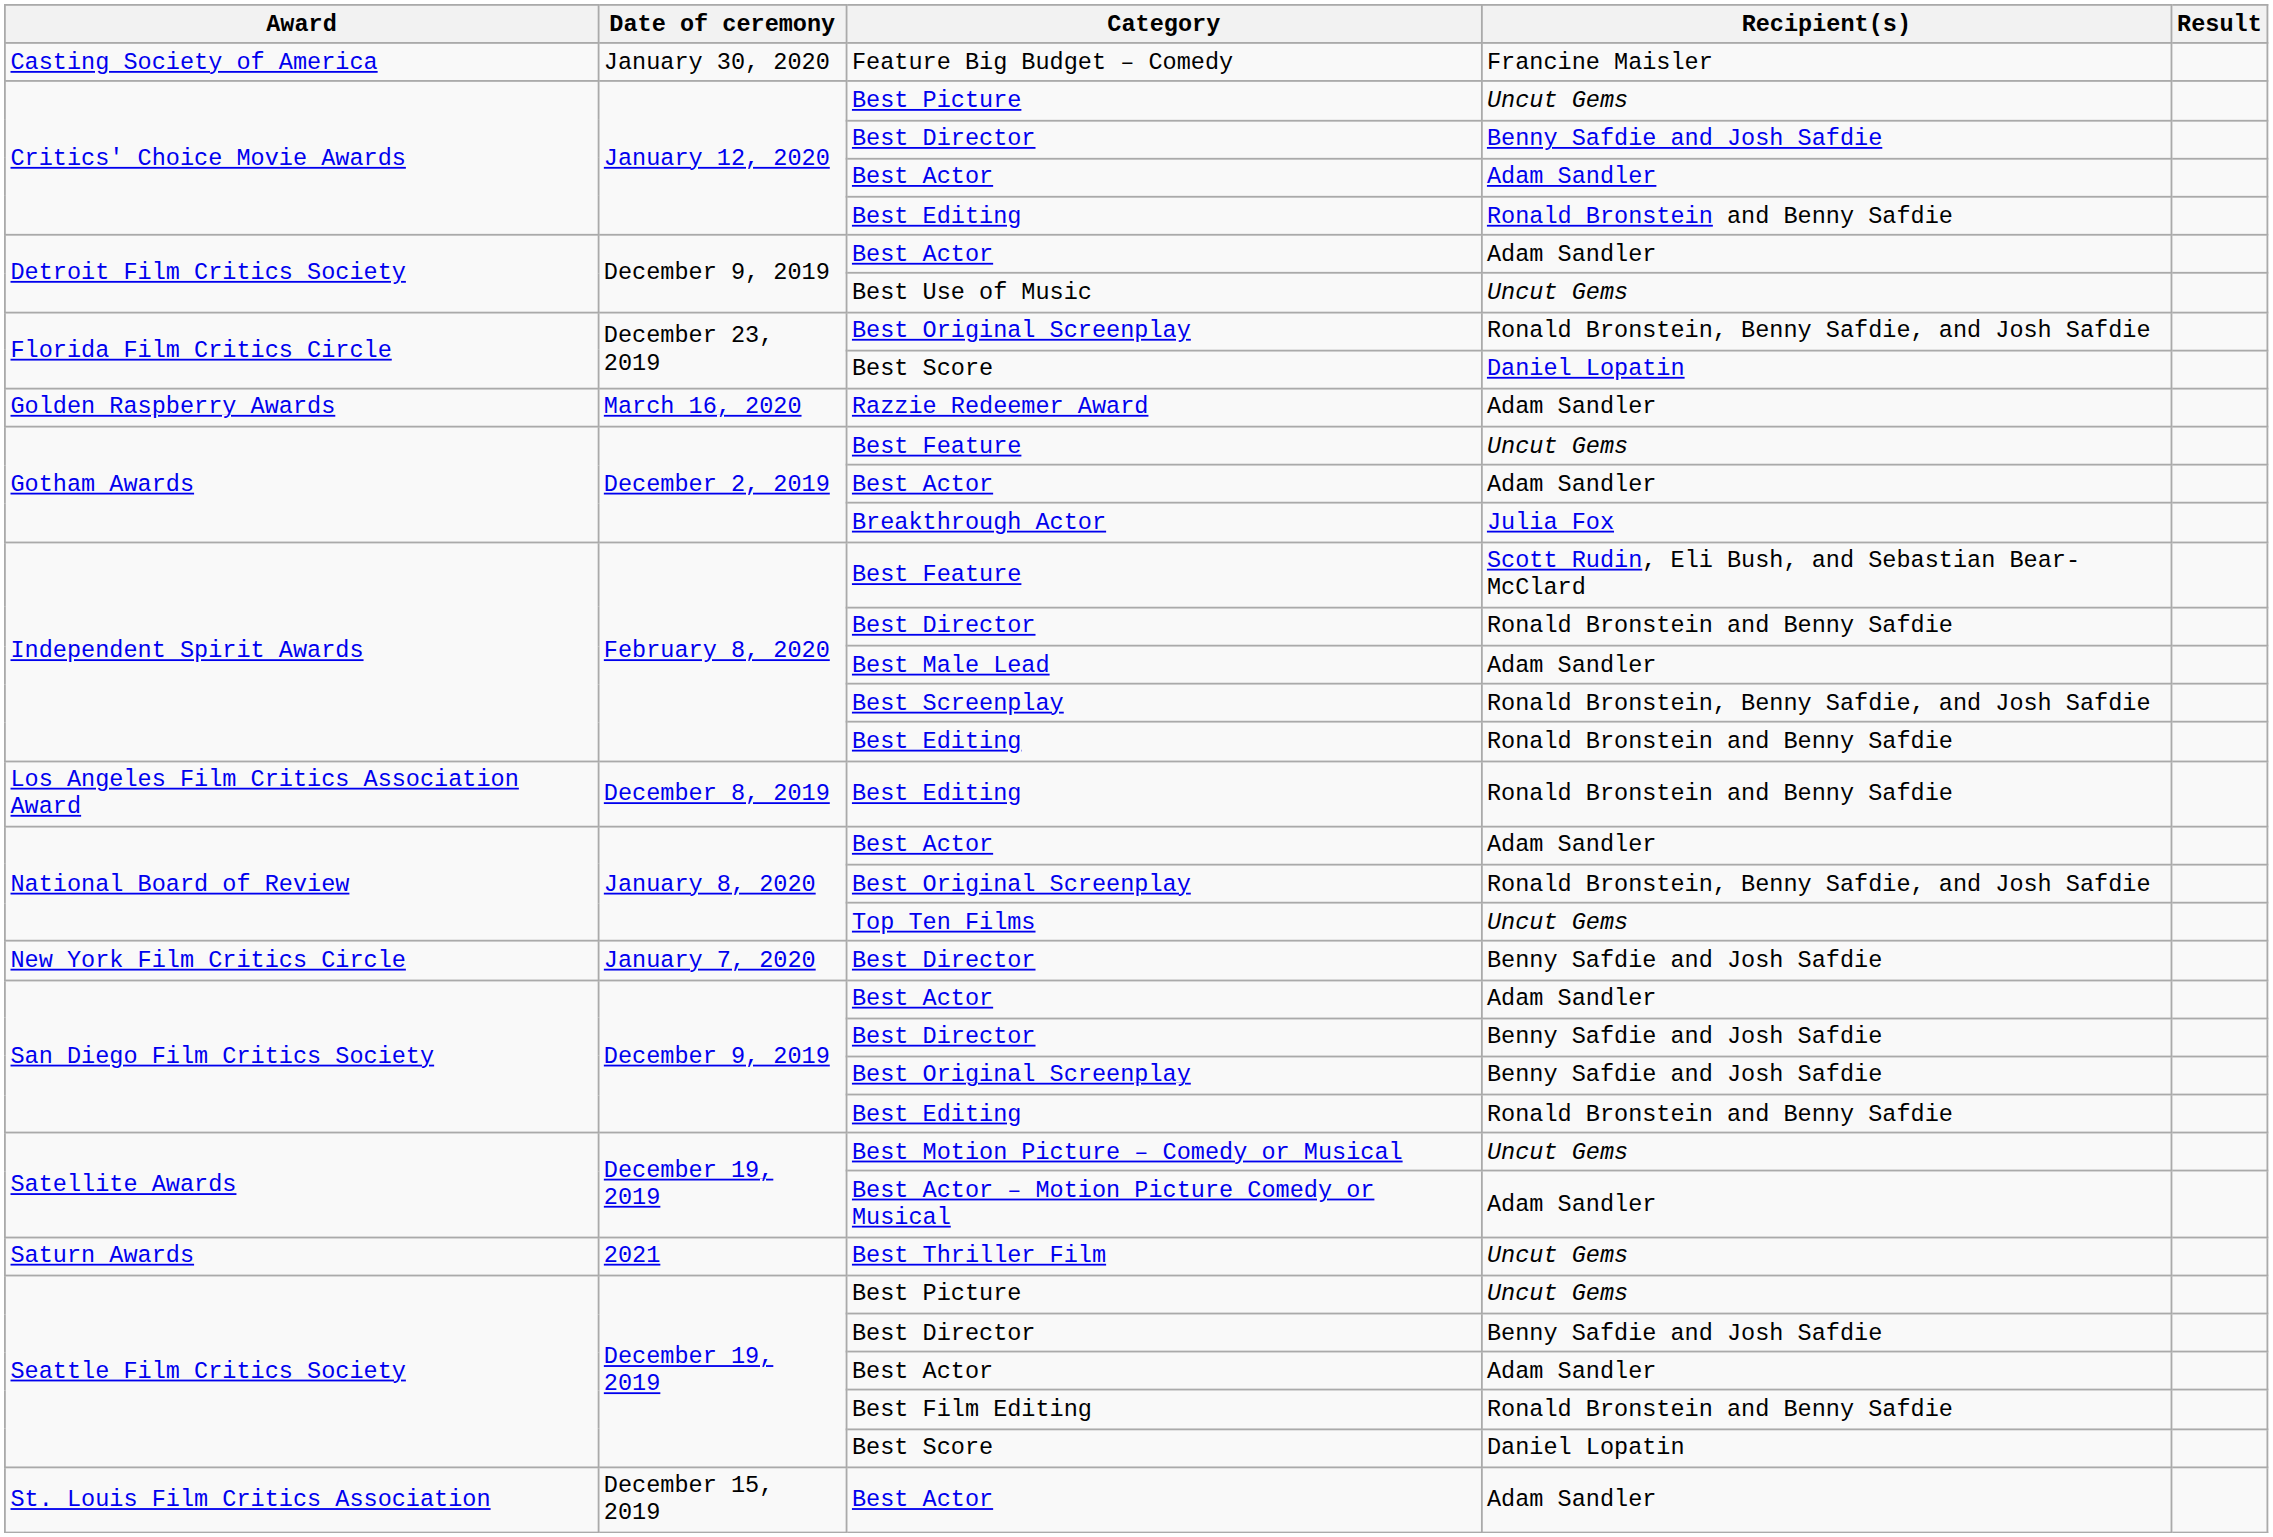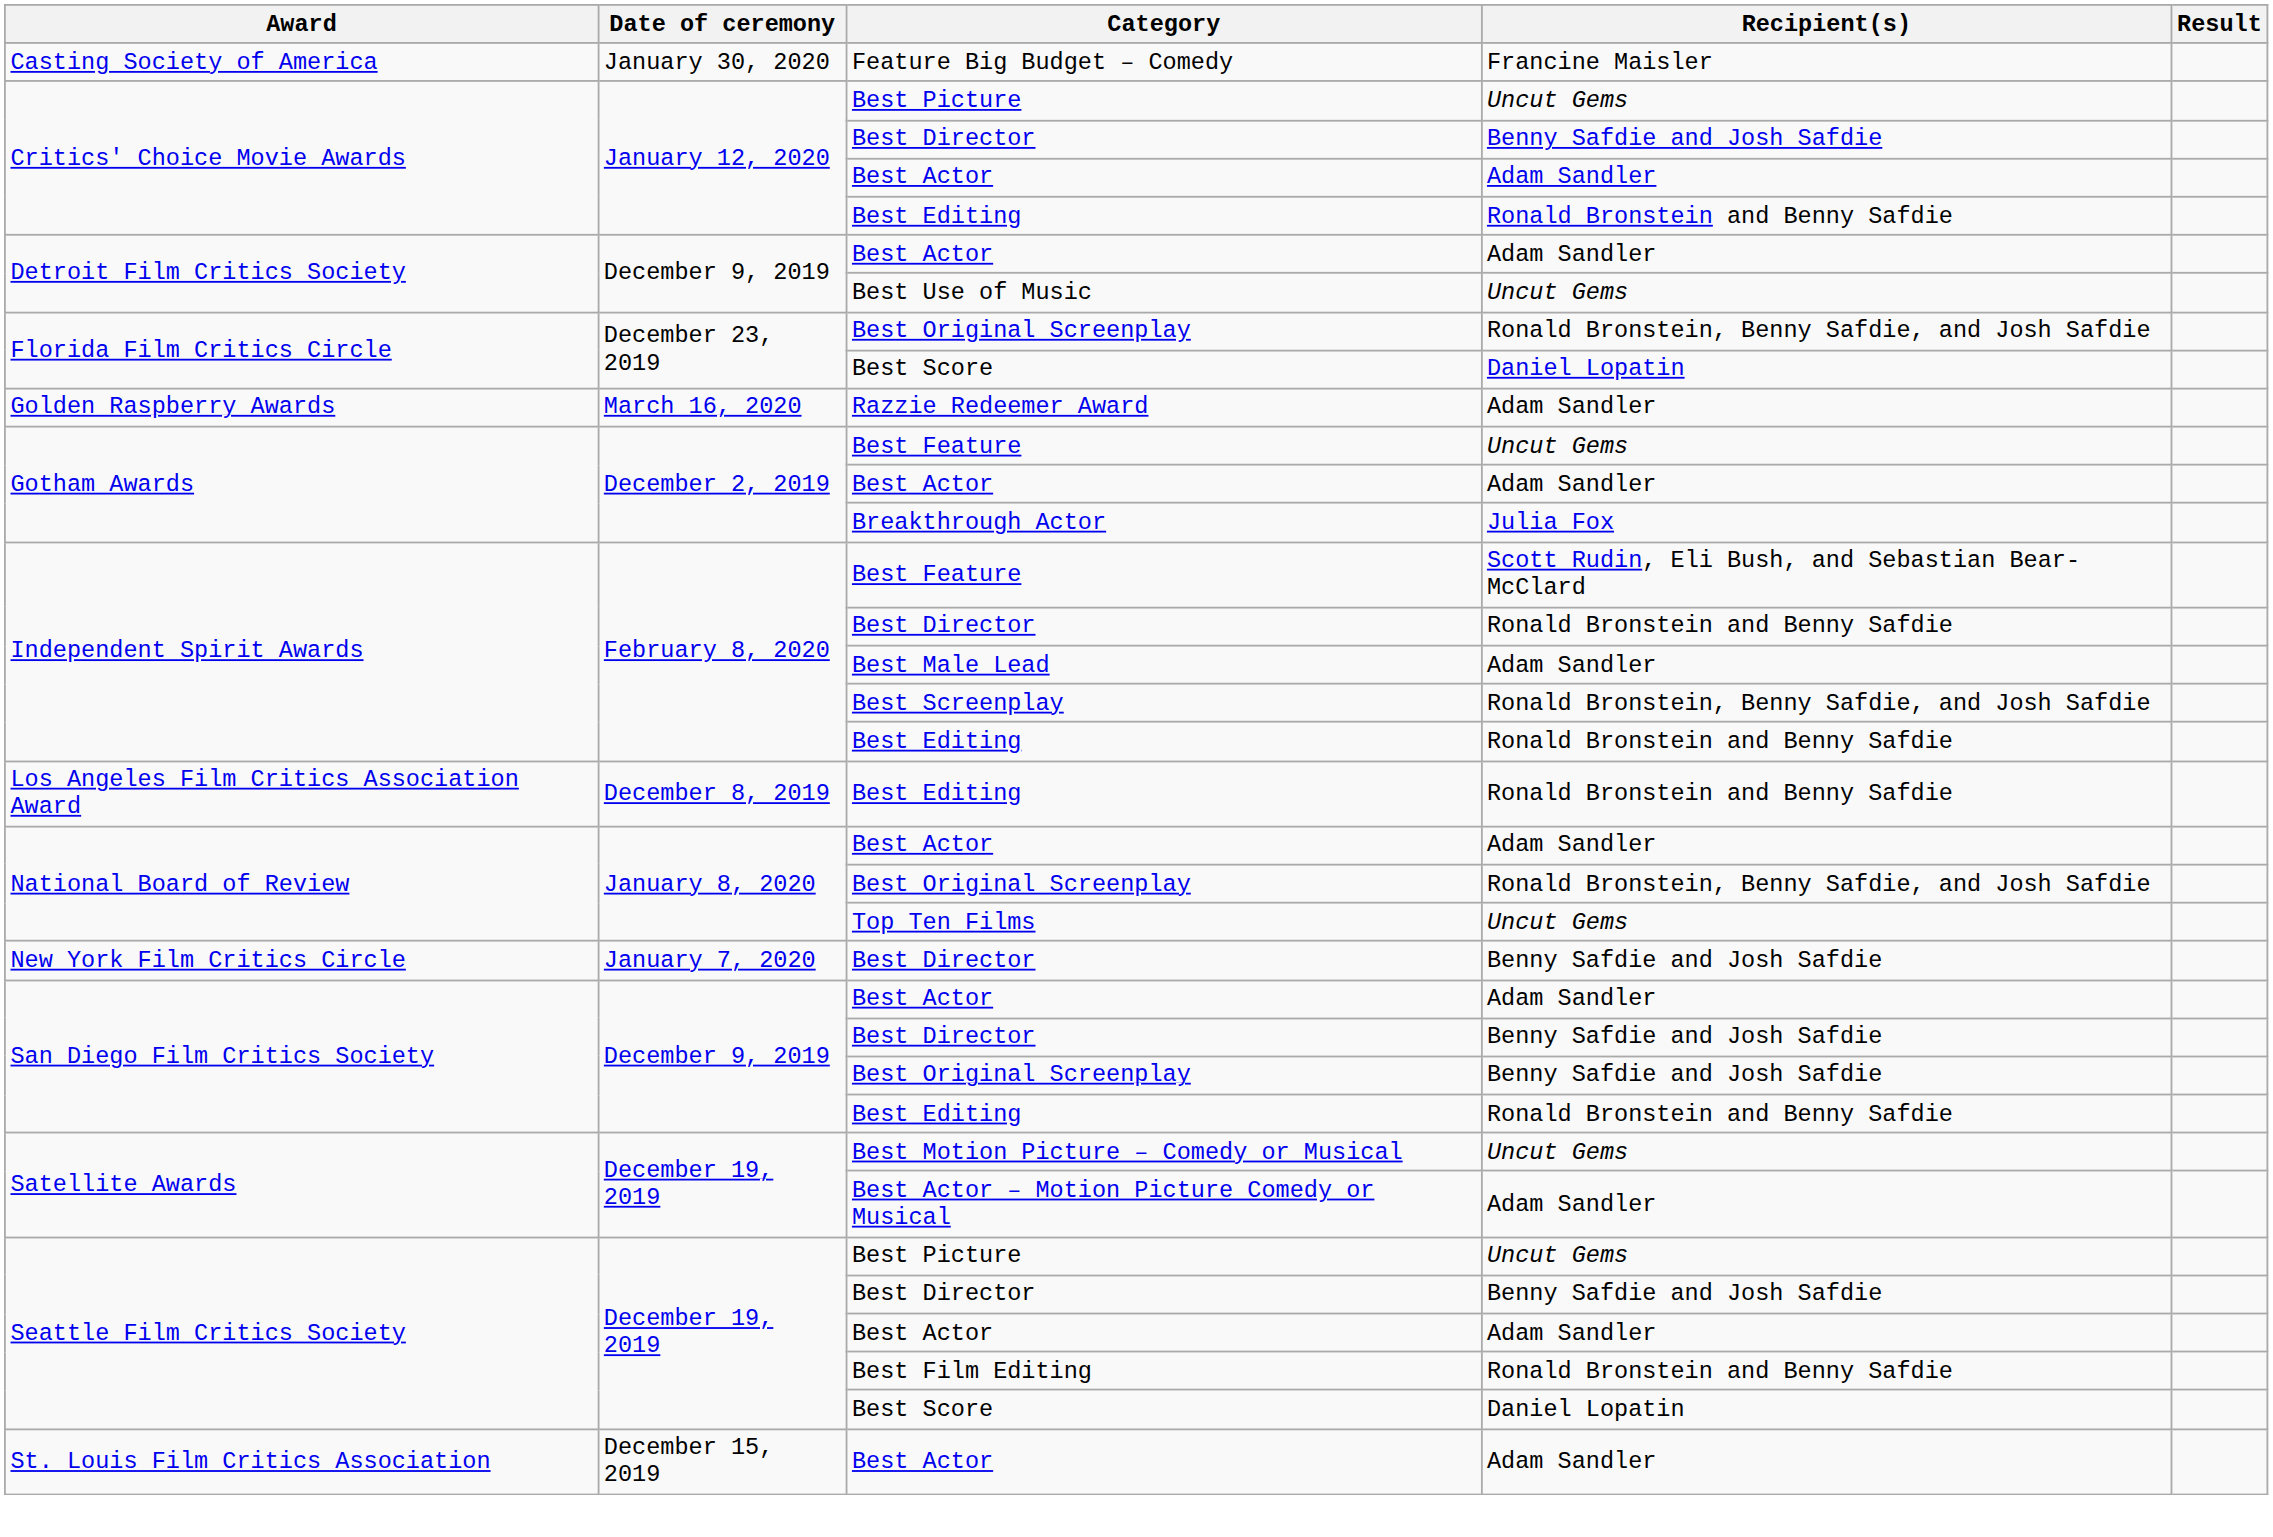- row: (102, 1256)
